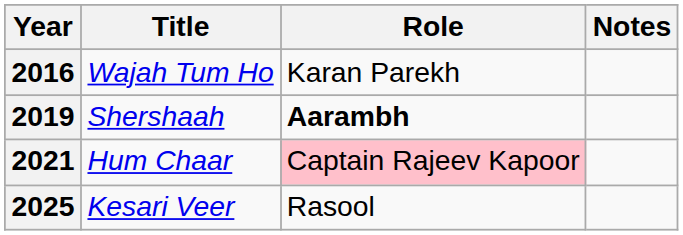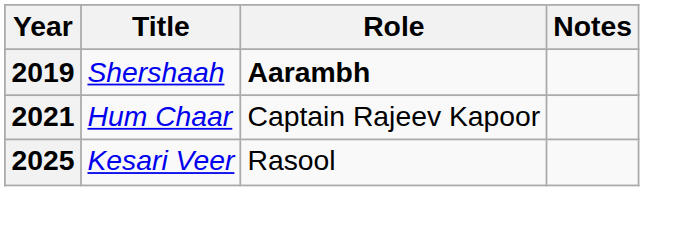- row: (43, 71)
(433, 161) pink background -> (394, 116) no background
